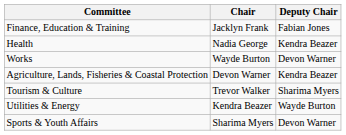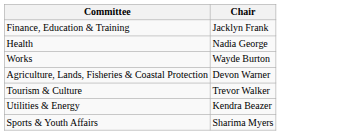- column: (308, 12)
